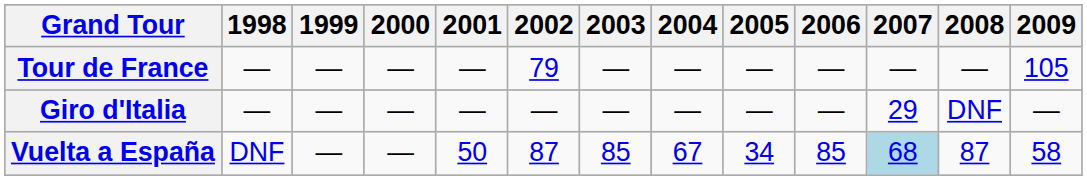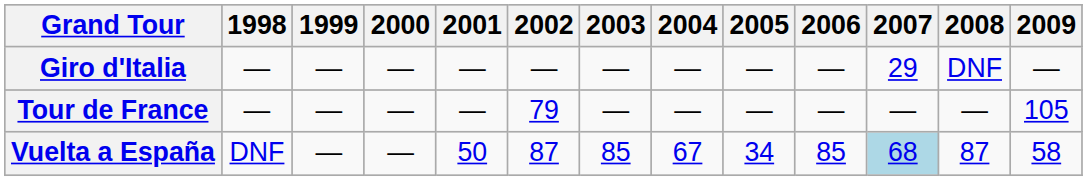rows swapped: (113, 110) <-> (113, 68)
